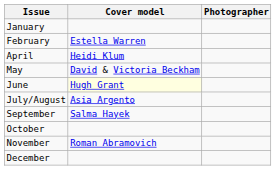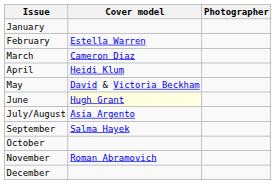+ row: (20, 56)
